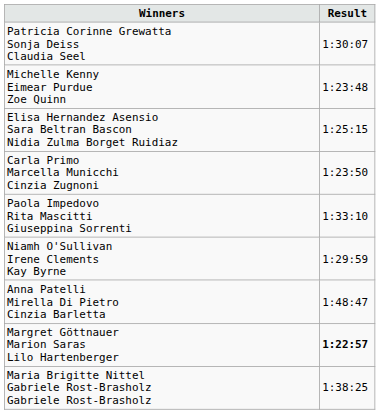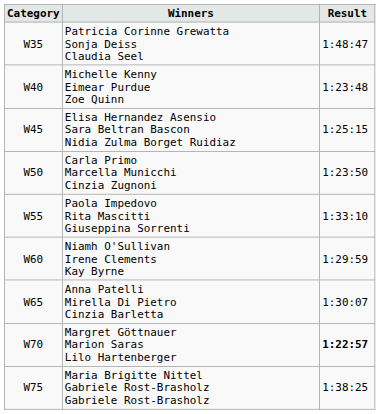+ column: (33, 13)
(345, 44) 1:30:07 -> (345, 44) 1:48:47
(345, 302) 1:48:47 -> (345, 302) 1:30:07
